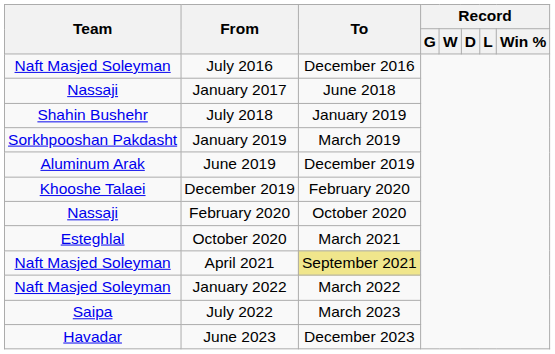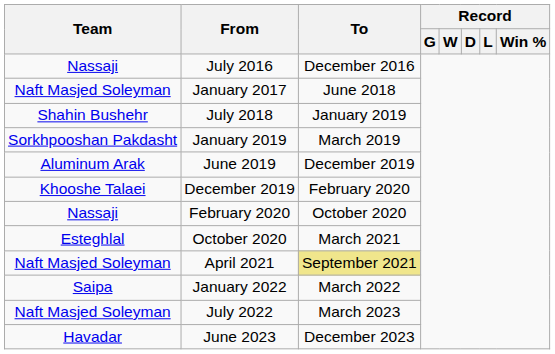(93, 66) Naft Masjed Soleyman -> (93, 66) Nassaji
(93, 90) Nassaji -> (93, 90) Naft Masjed Soleyman
(93, 287) Naft Masjed Soleyman -> (93, 287) Saipa
(93, 312) Saipa -> (93, 312) Naft Masjed Soleyman
